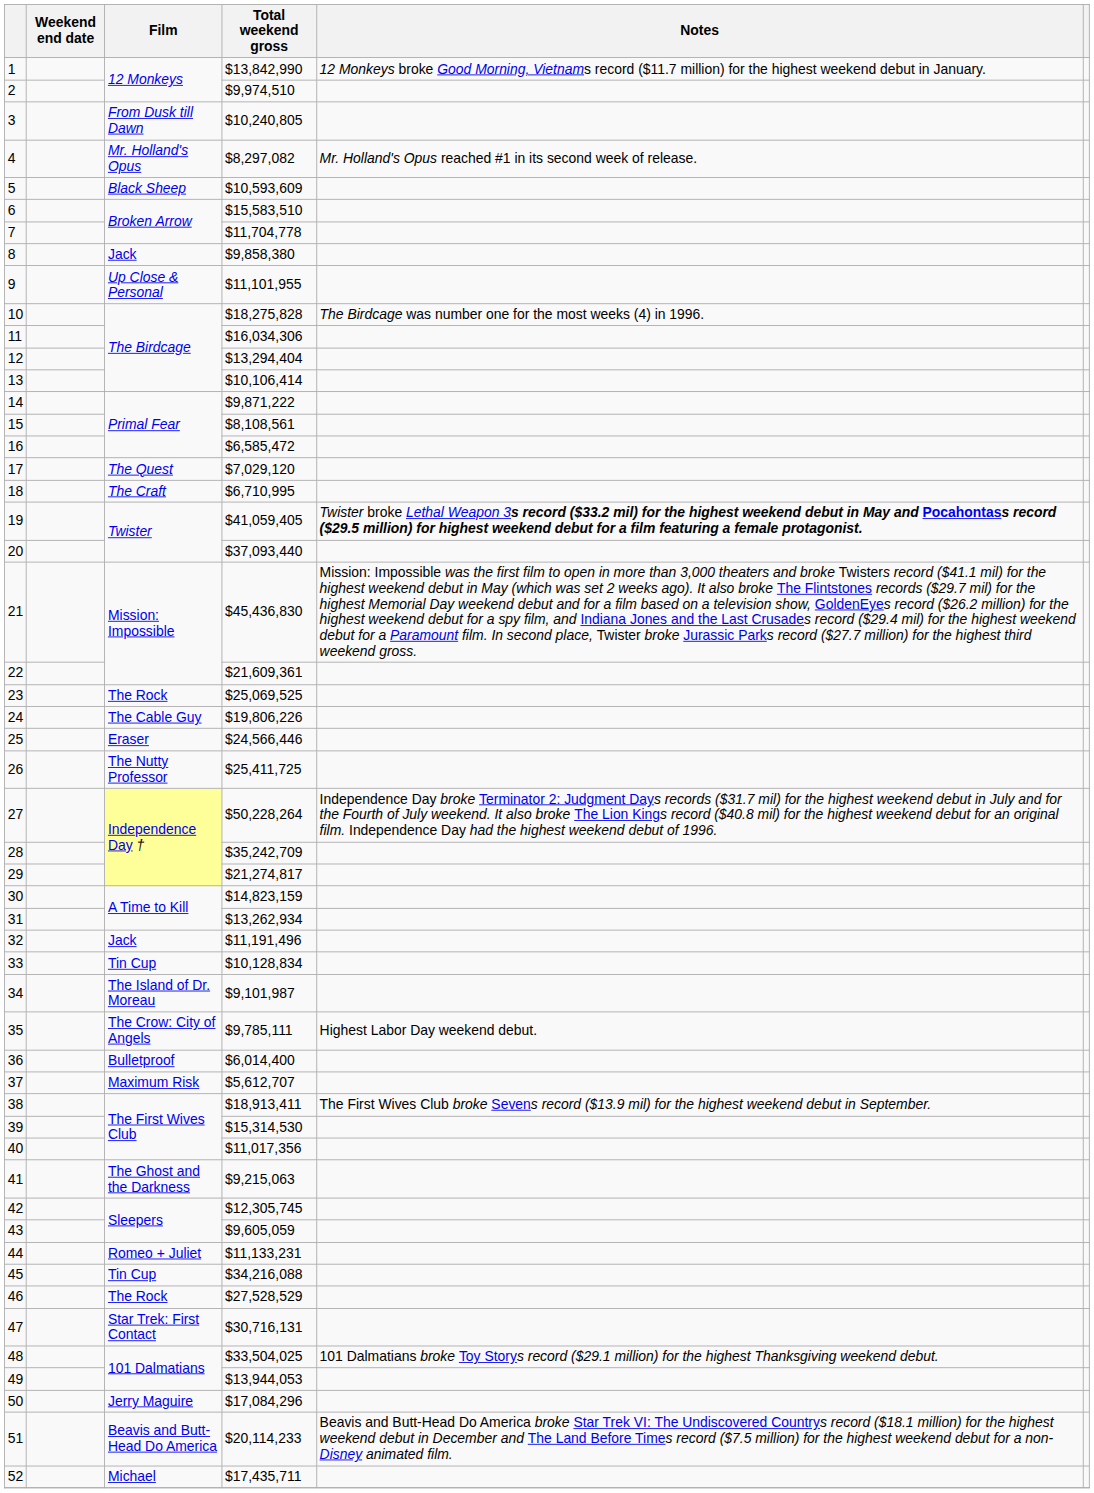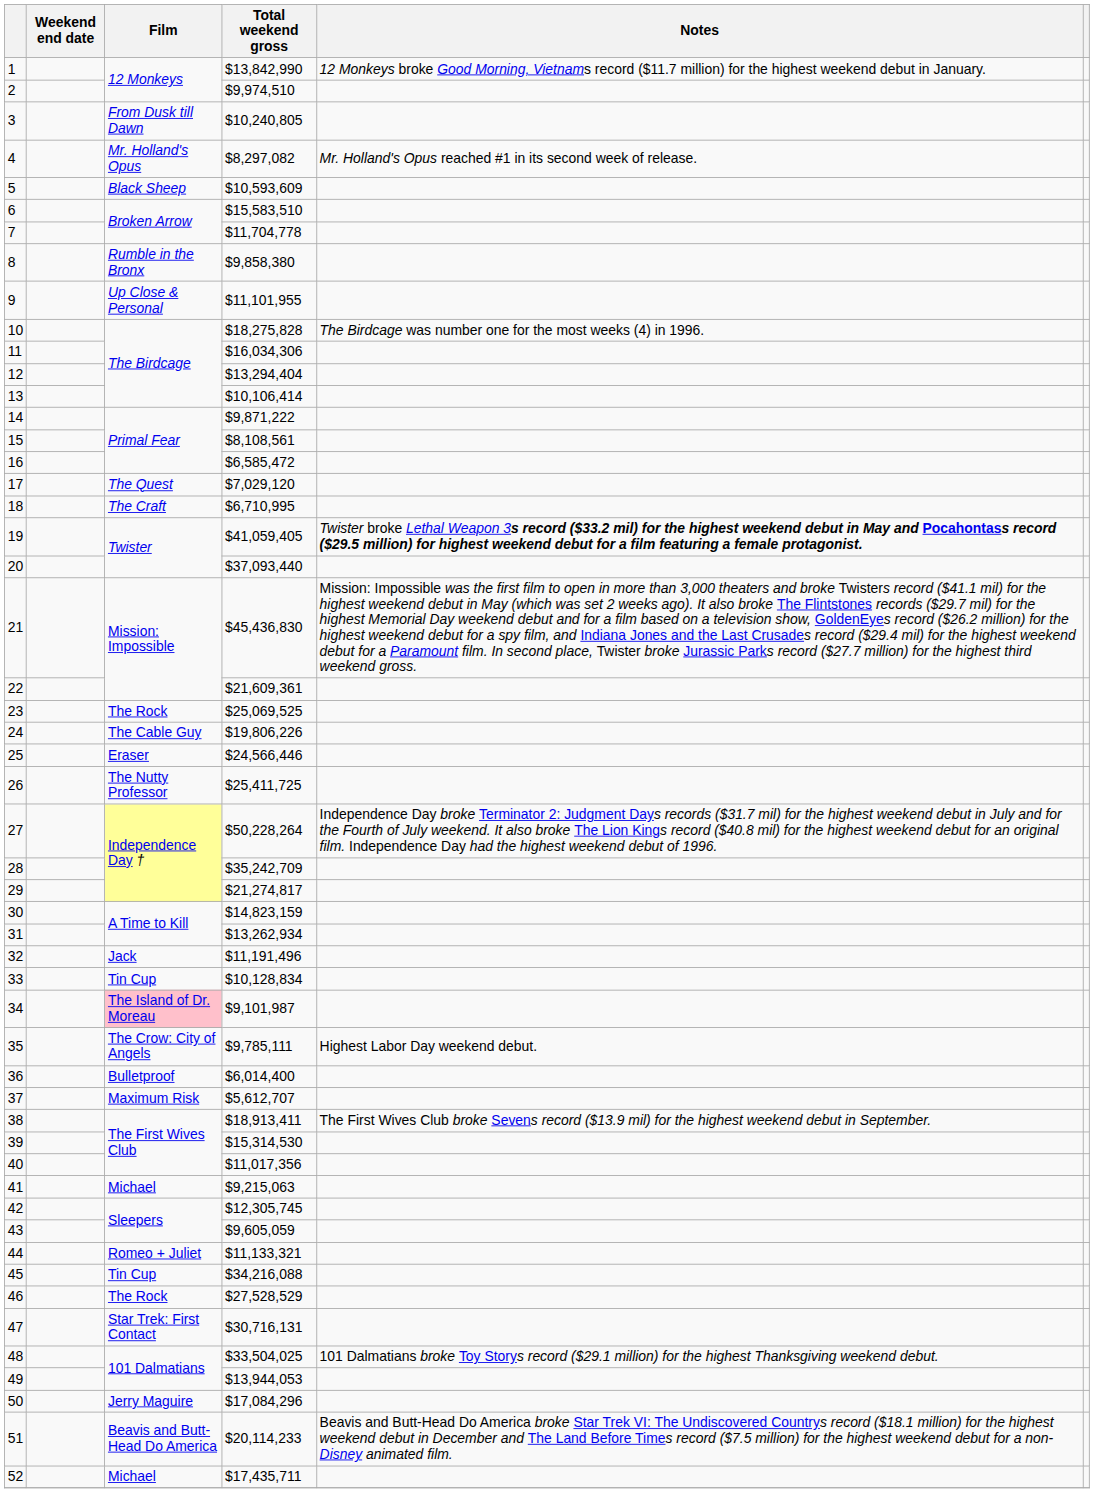(122, 254) Jack -> (151, 262) Rumble in the Bronx
(159, 993) no background -> (159, 1008) pink background
(154, 1179) The Ghost and the Darkness -> (132, 1186) Michael
(263, 1253) $11,133,231 -> (263, 1253) $11,133,321
